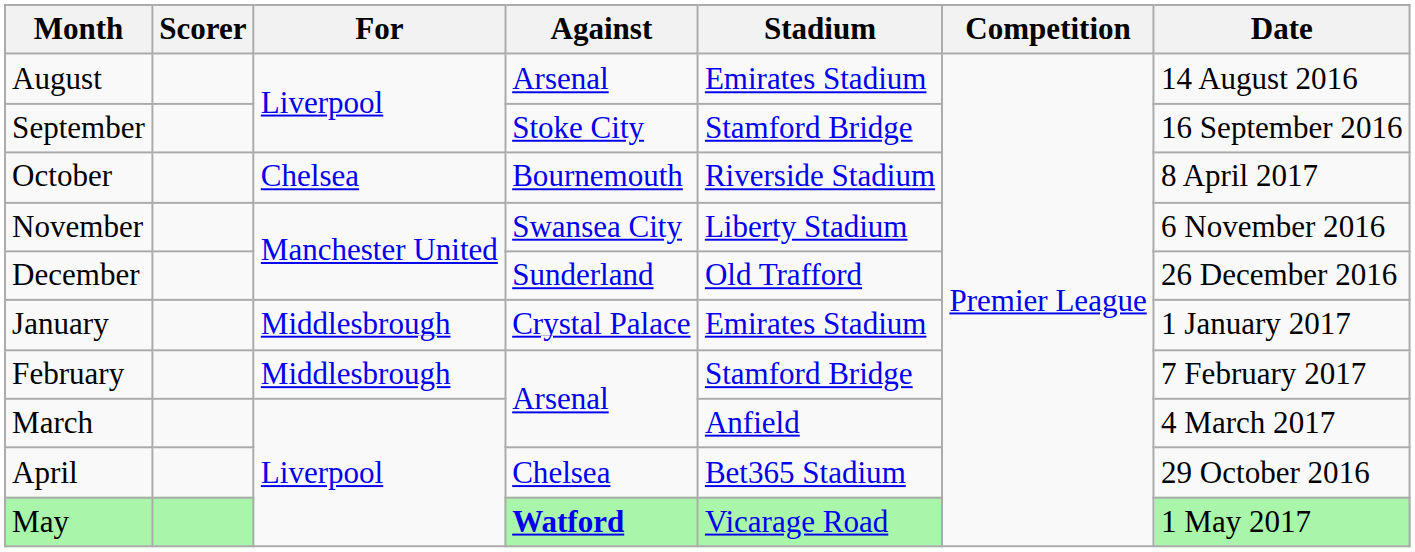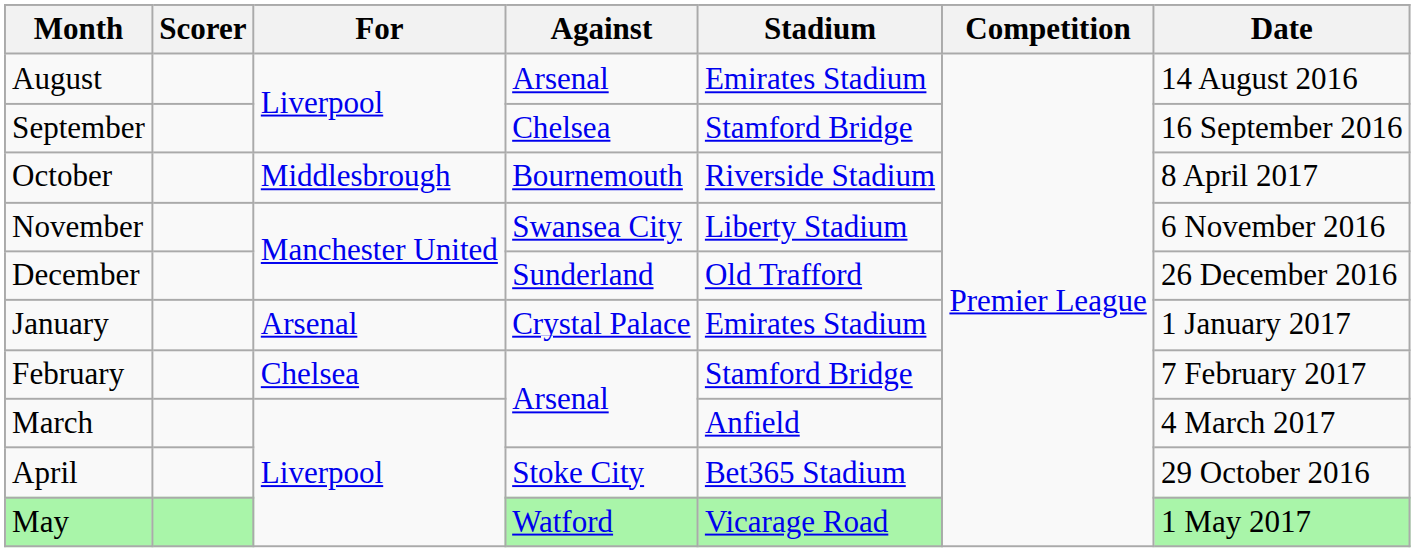(578, 127) Stoke City -> (561, 127) Chelsea
(310, 176) Chelsea -> (356, 176) Middlesbrough
(356, 324) Middlesbrough -> (309, 324) Arsenal
(356, 373) Middlesbrough -> (310, 373) Chelsea
(561, 472) Chelsea -> (578, 472) Stoke City
(568, 521) bold -> (563, 521) normal
